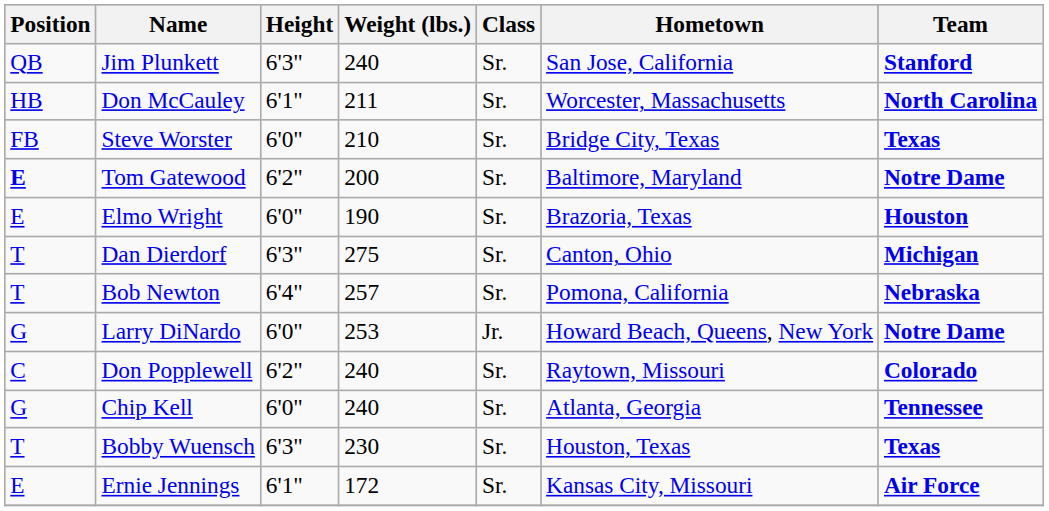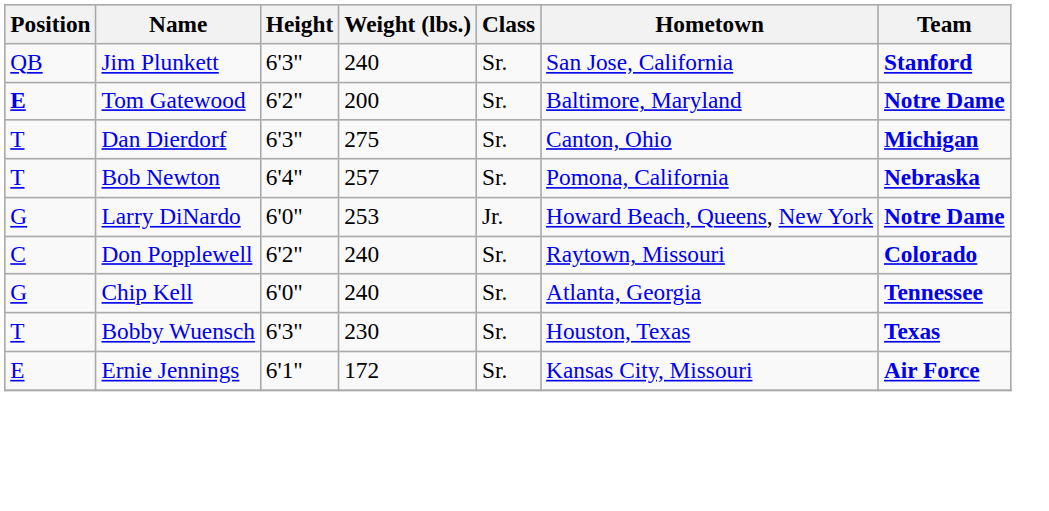- row: (173, 101)
- row: (167, 139)
- row: (162, 216)
